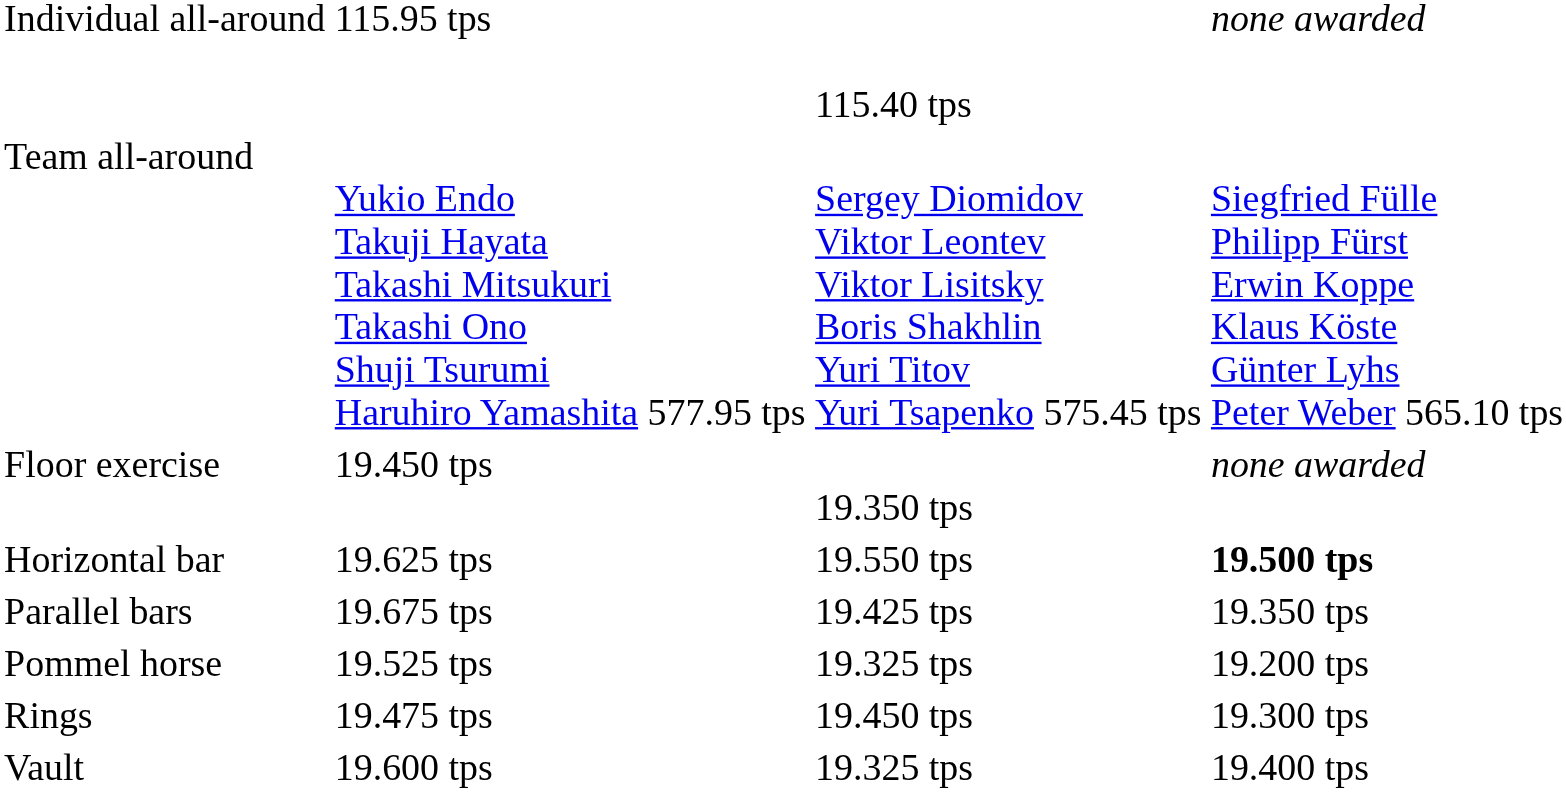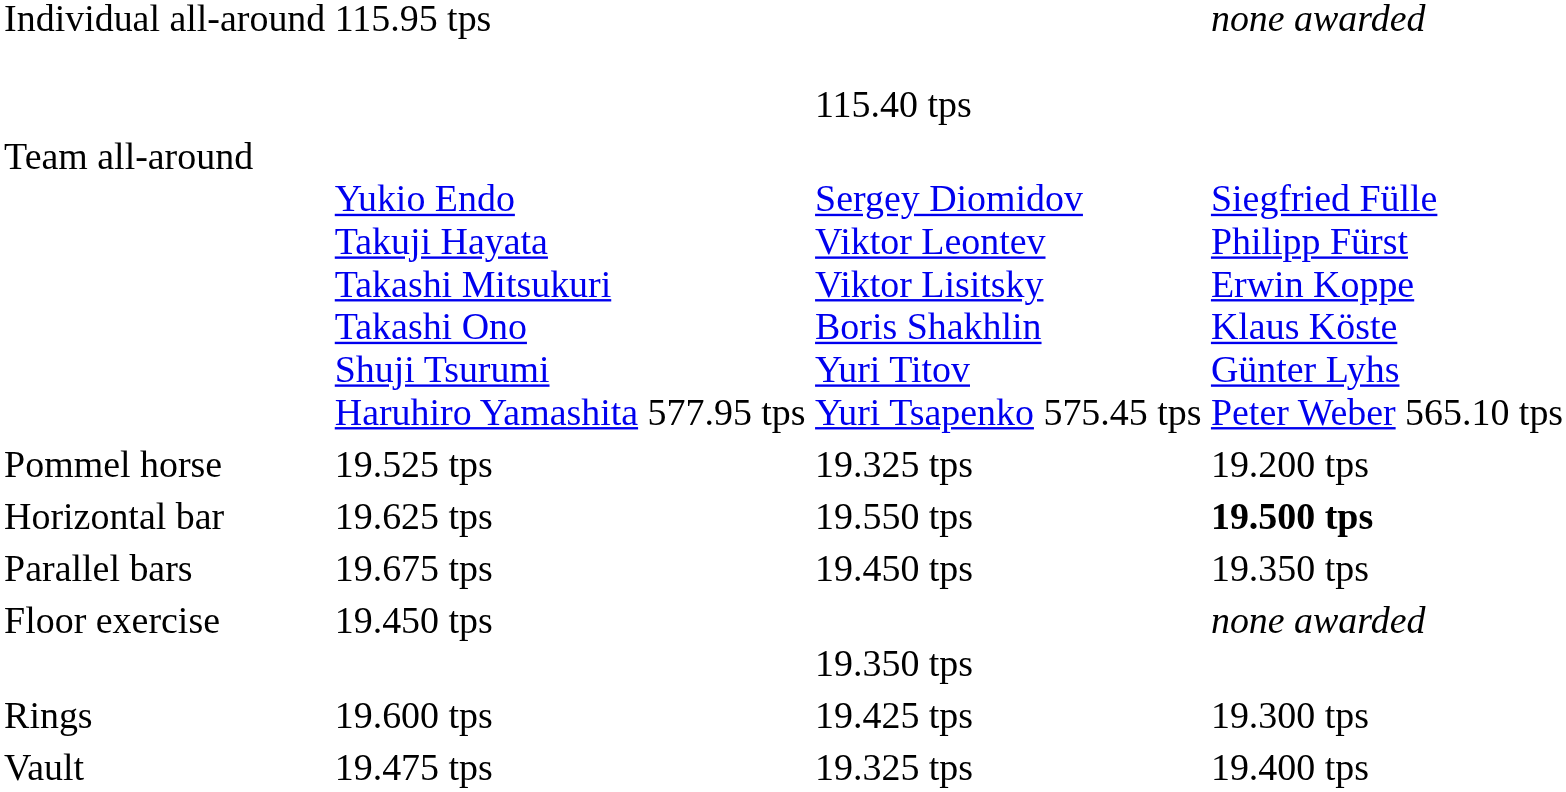rows swapped: (112, 464) <-> (113, 663)
(894, 611) 19.425 tps -> (894, 568) 19.450 tps
(414, 715) 19.475 tps -> (414, 715) 19.600 tps
(894, 715) 19.450 tps -> (894, 715) 19.425 tps
(414, 767) 19.600 tps -> (414, 767) 19.475 tps
